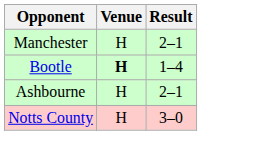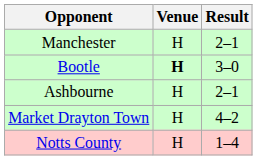(171, 67) 1–4 -> (227, 67) 3–0
+ row: (79, 117)
(171, 117) 3–0 -> (227, 142) 1–4
